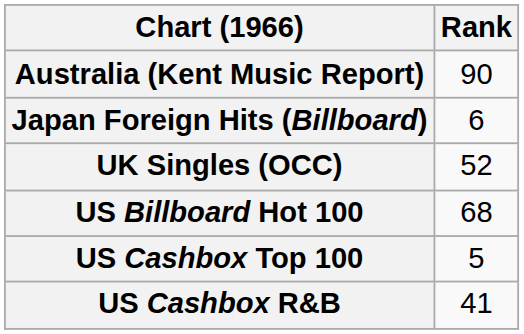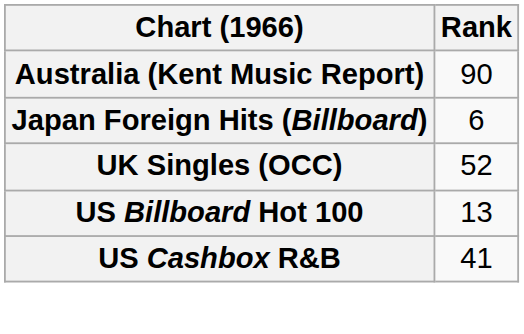(476, 212) 68 -> (476, 212) 13
- row: (220, 258)
